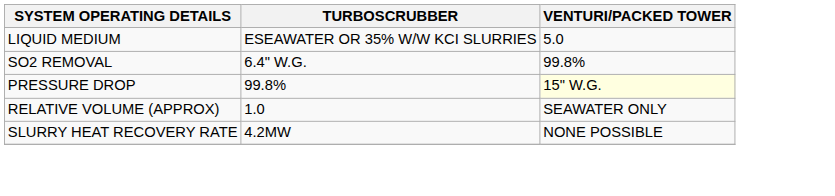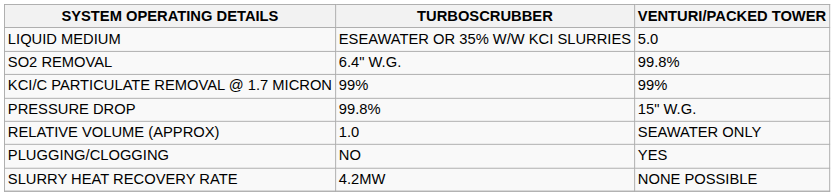+ row: (170, 86)
(572, 86) lightyellow background -> (667, 109) no background
+ row: (88, 156)
